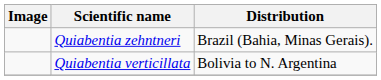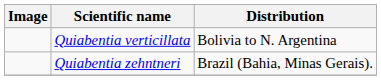rows swapped: (122, 63) <-> (117, 39)
